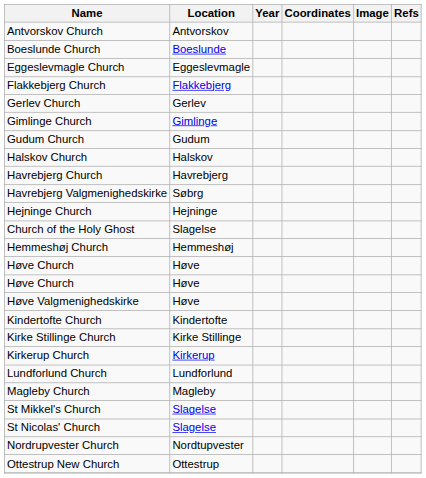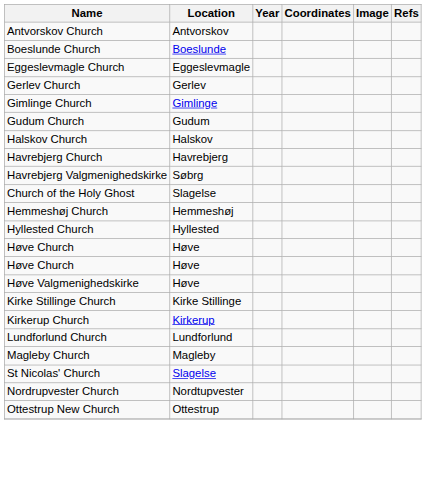- row: (56, 85)
- row: (49, 211)
+ row: (50, 229)
- row: (54, 319)
- row: (54, 409)
